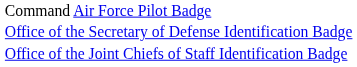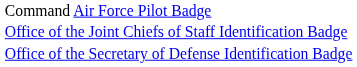rows swapped: (176, 53) <-> (179, 32)
